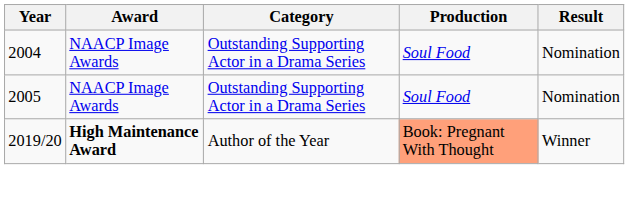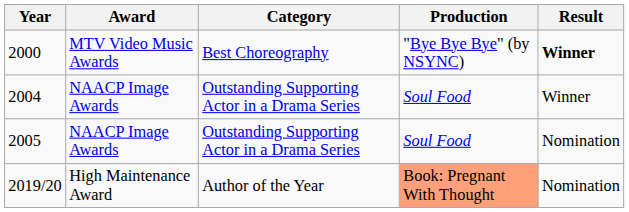+ row: (25, 52)
(581, 52) Nomination -> (566, 96) Winner
(134, 140) bold -> (130, 185) normal
(566, 140) Winner -> (581, 185) Nomination
